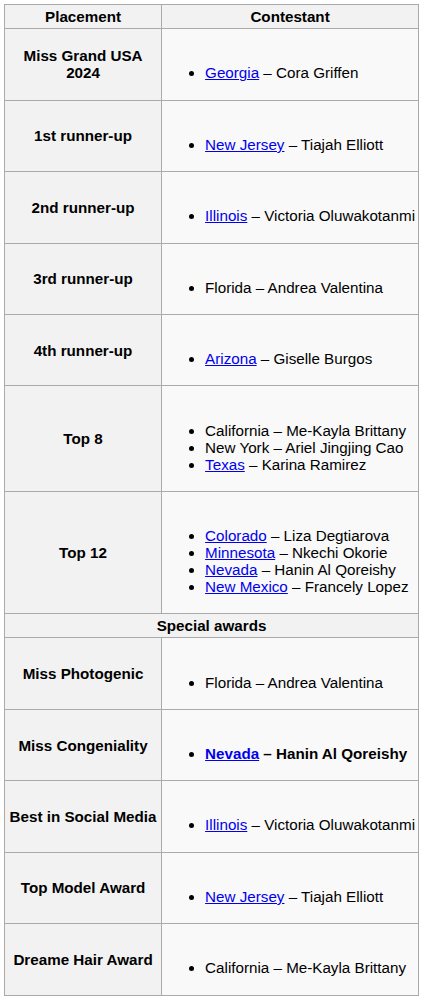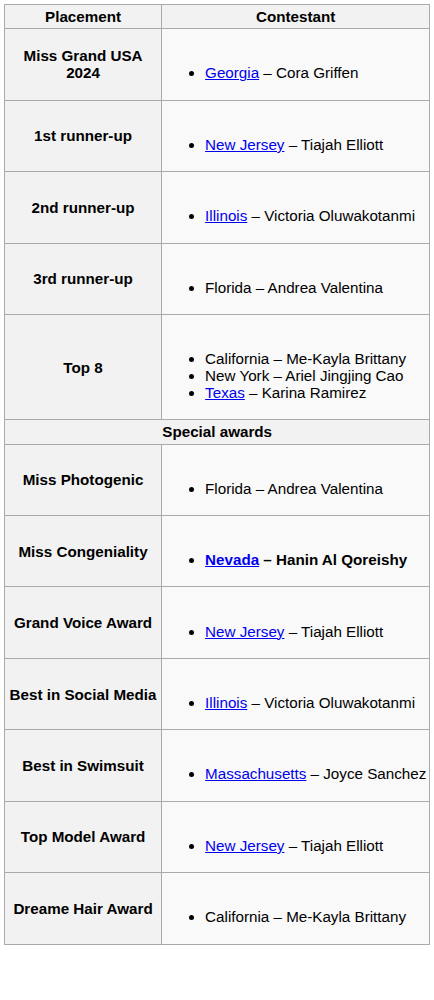- row: (83, 350)
- row: (83, 553)
+ row: (83, 623)
+ row: (83, 765)
